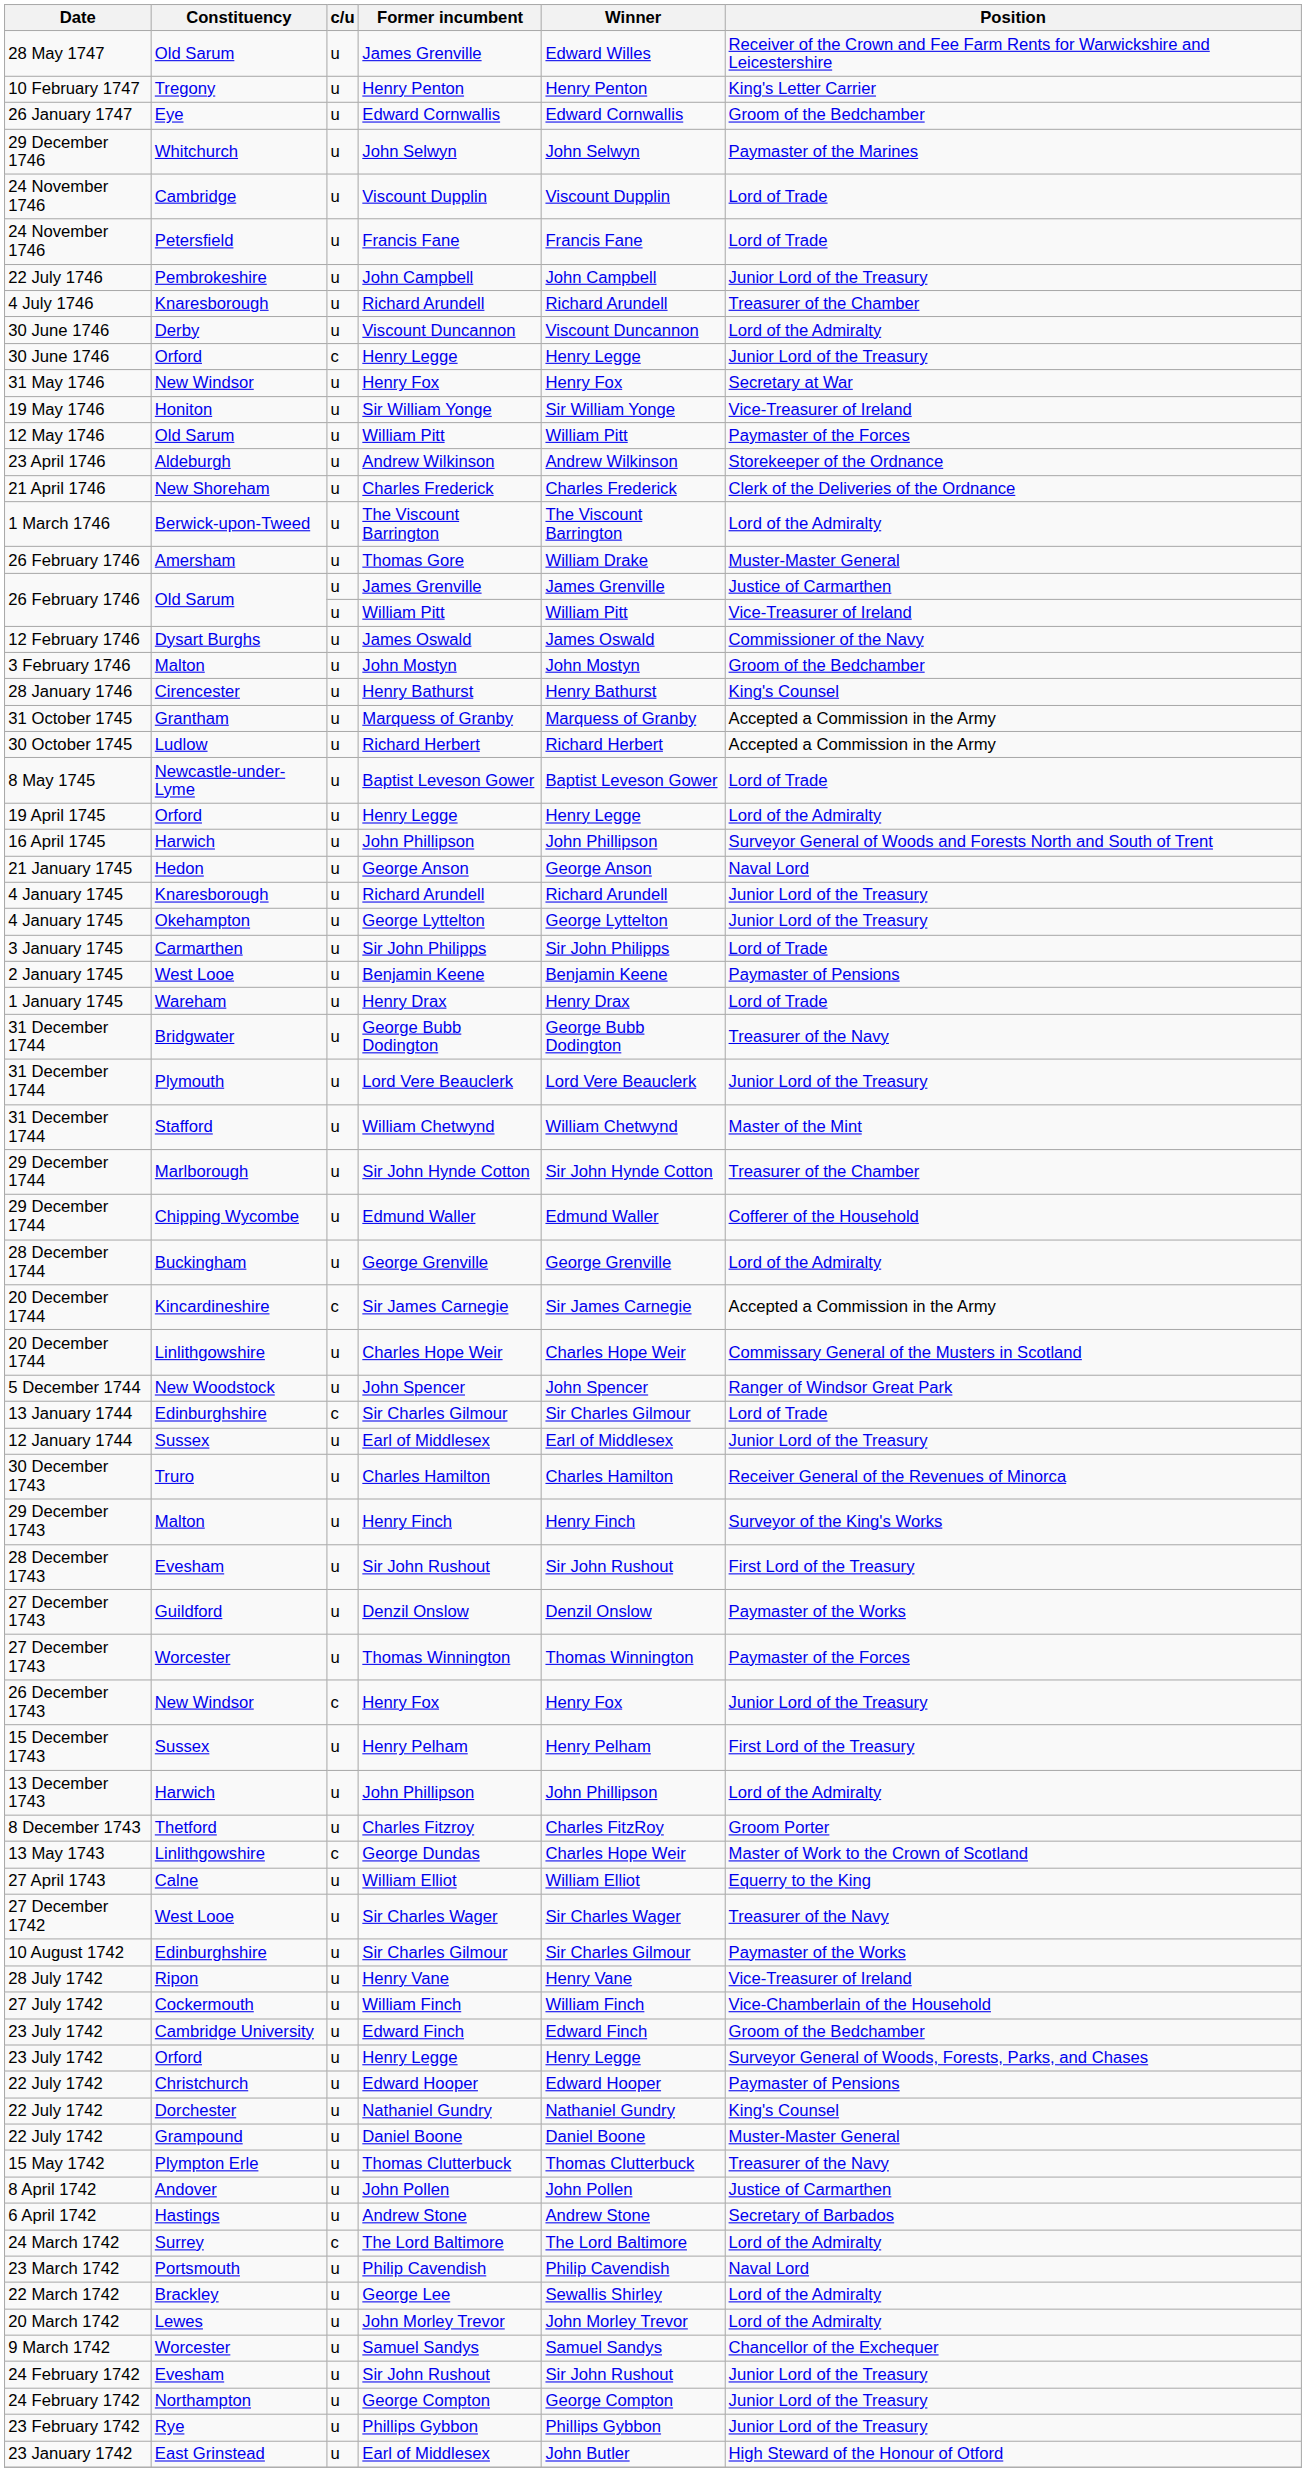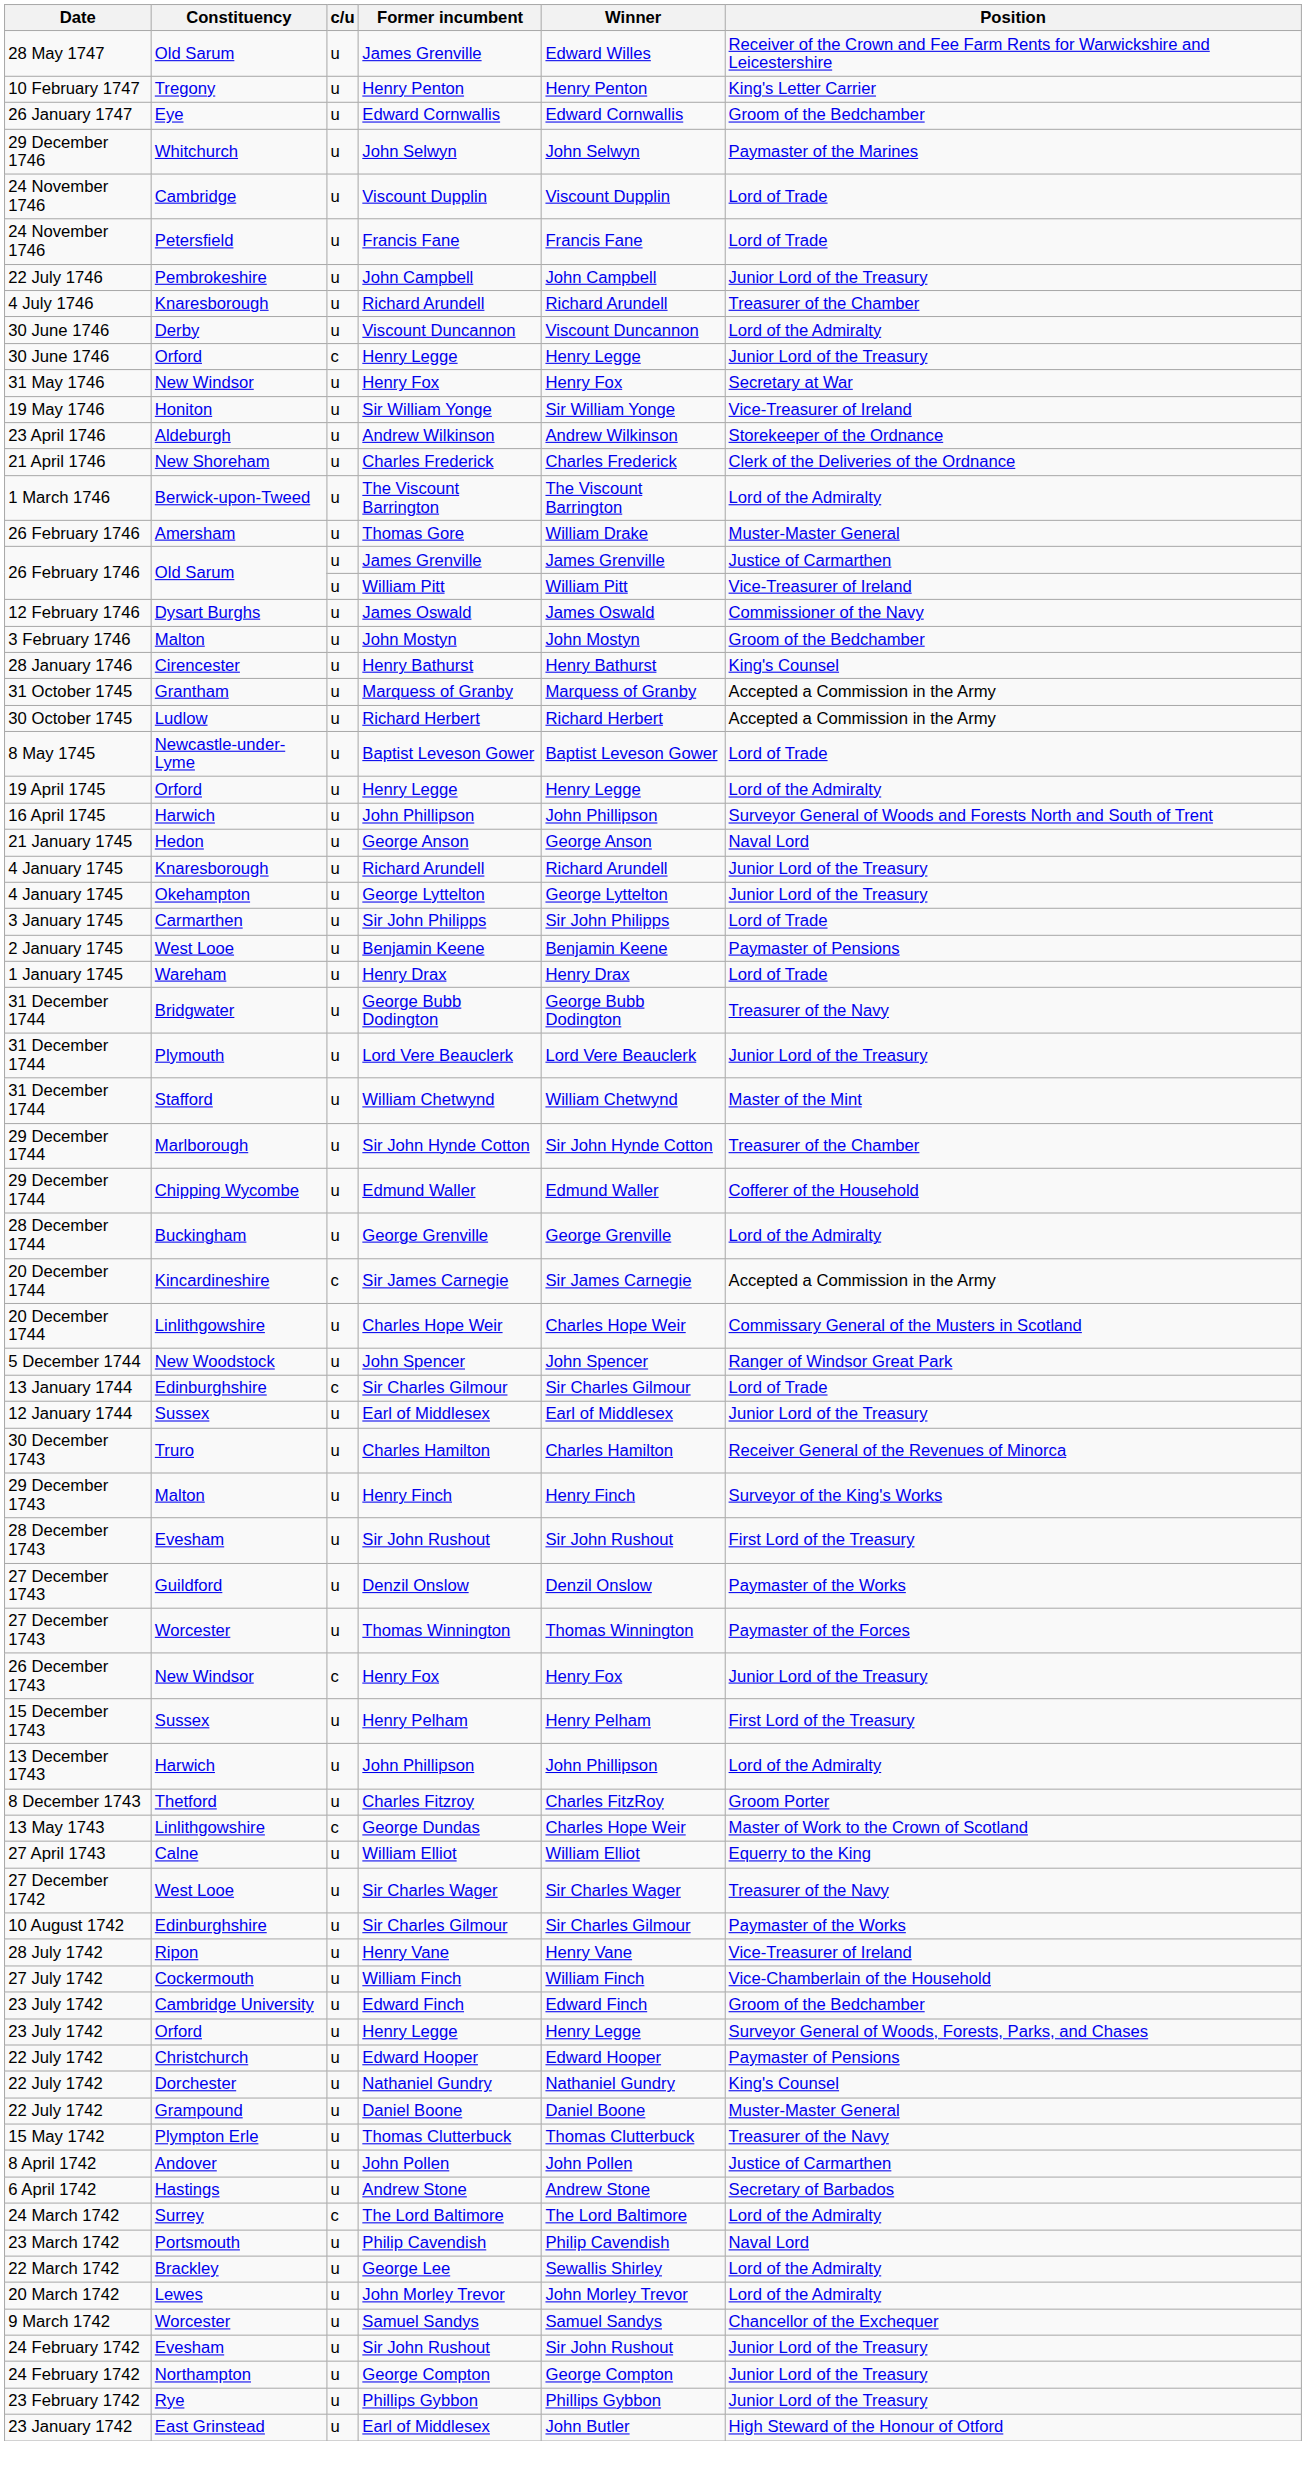- row: (56, 435)
